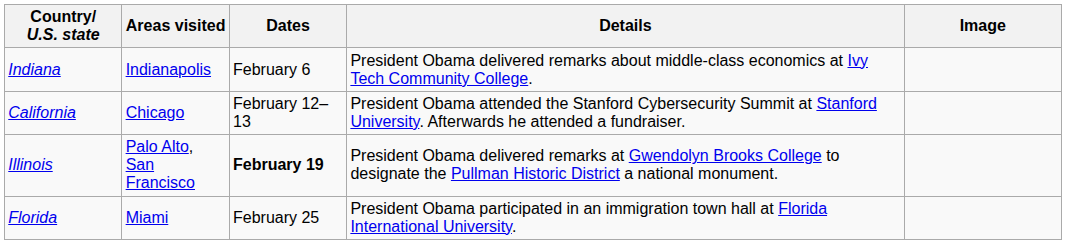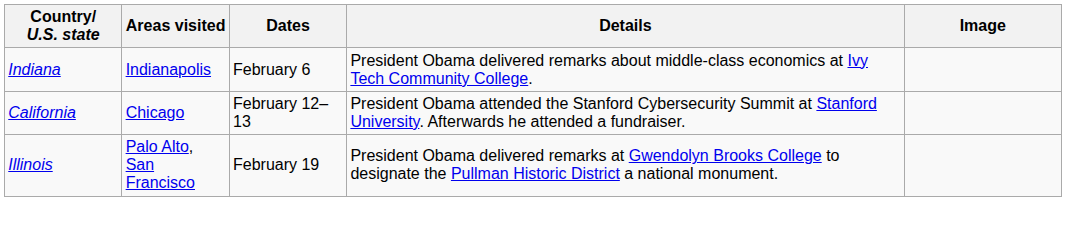(278, 165) bold -> (276, 165) normal
- row: (33, 217)
